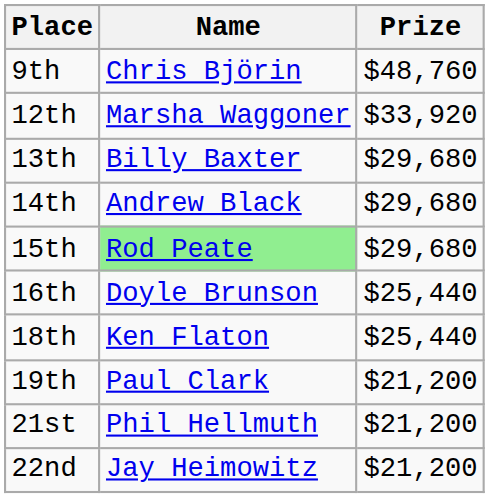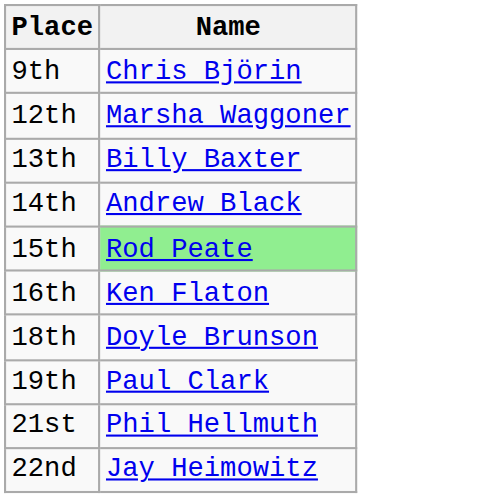- column: (421, 27)
(212, 293) Doyle Brunson -> (188, 293) Ken Flaton
(188, 337) Ken Flaton -> (212, 337) Doyle Brunson
